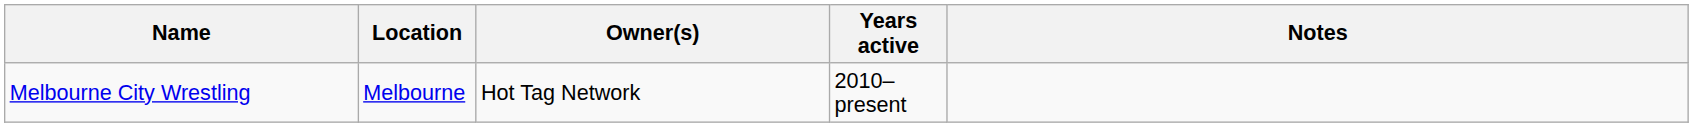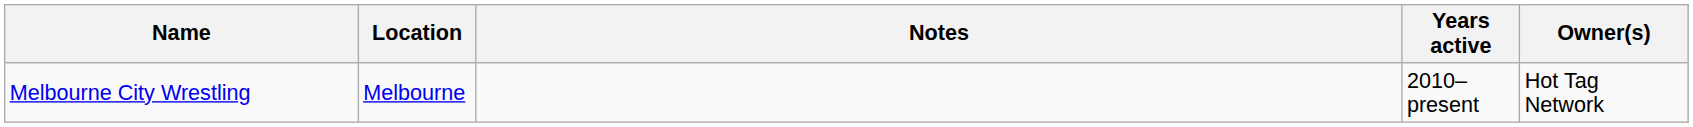columns swapped: (653, 33) <-> (1318, 33)
